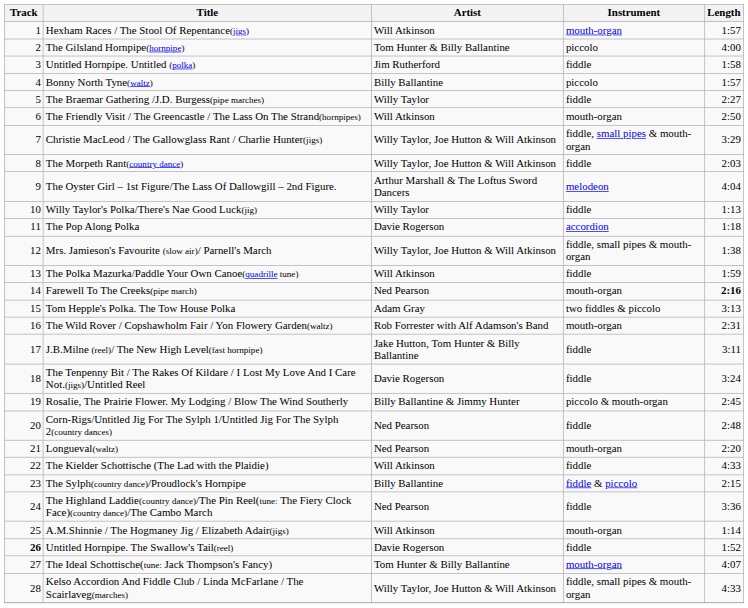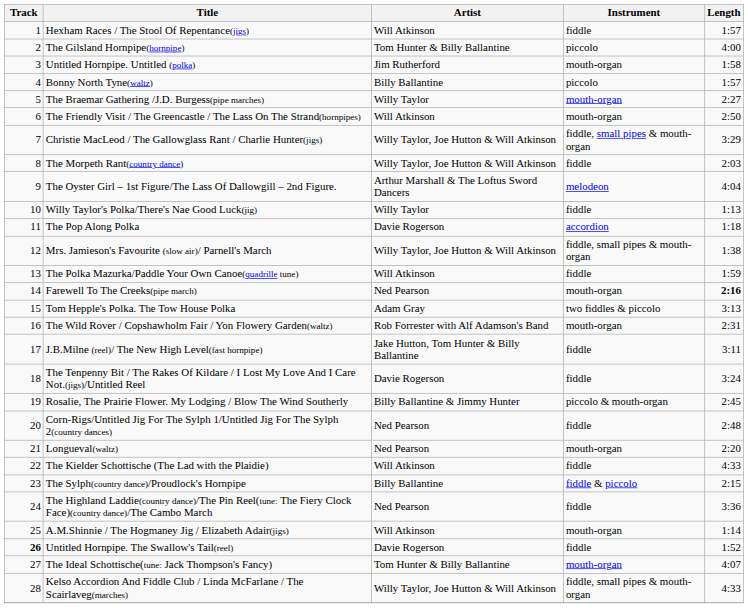(594, 30) mouth-organ -> (579, 30) fiddle
(579, 64) fiddle -> (594, 64) mouth-organ
(579, 99) fiddle -> (594, 99) mouth-organ
